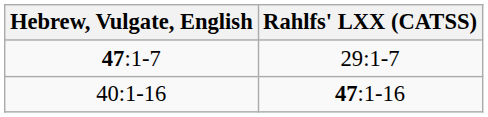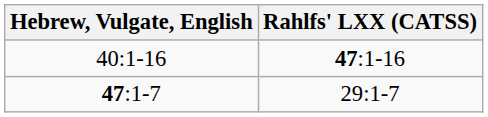rows swapped: (131, 58) <-> (131, 93)
